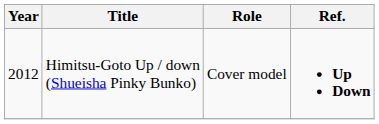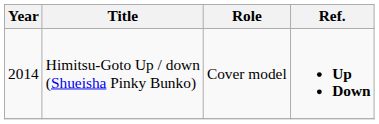(23, 73) 2012 -> (23, 73) 2014
